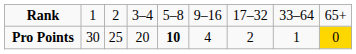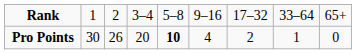(116, 37) 25 -> (116, 37) 26
(336, 37) gold background -> (336, 37) no background
